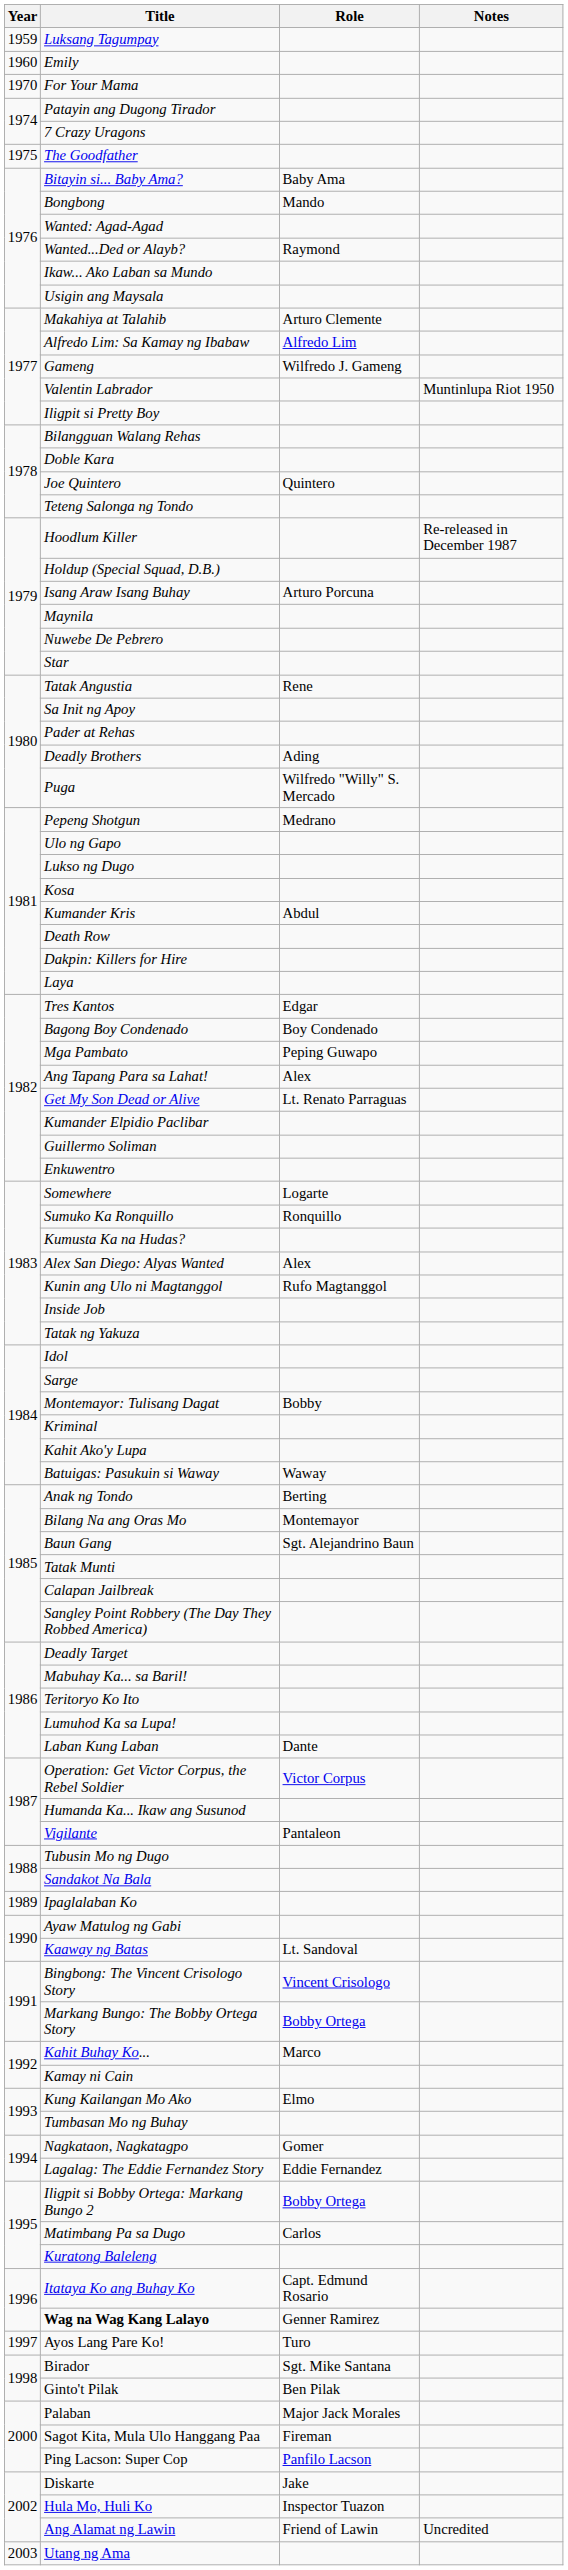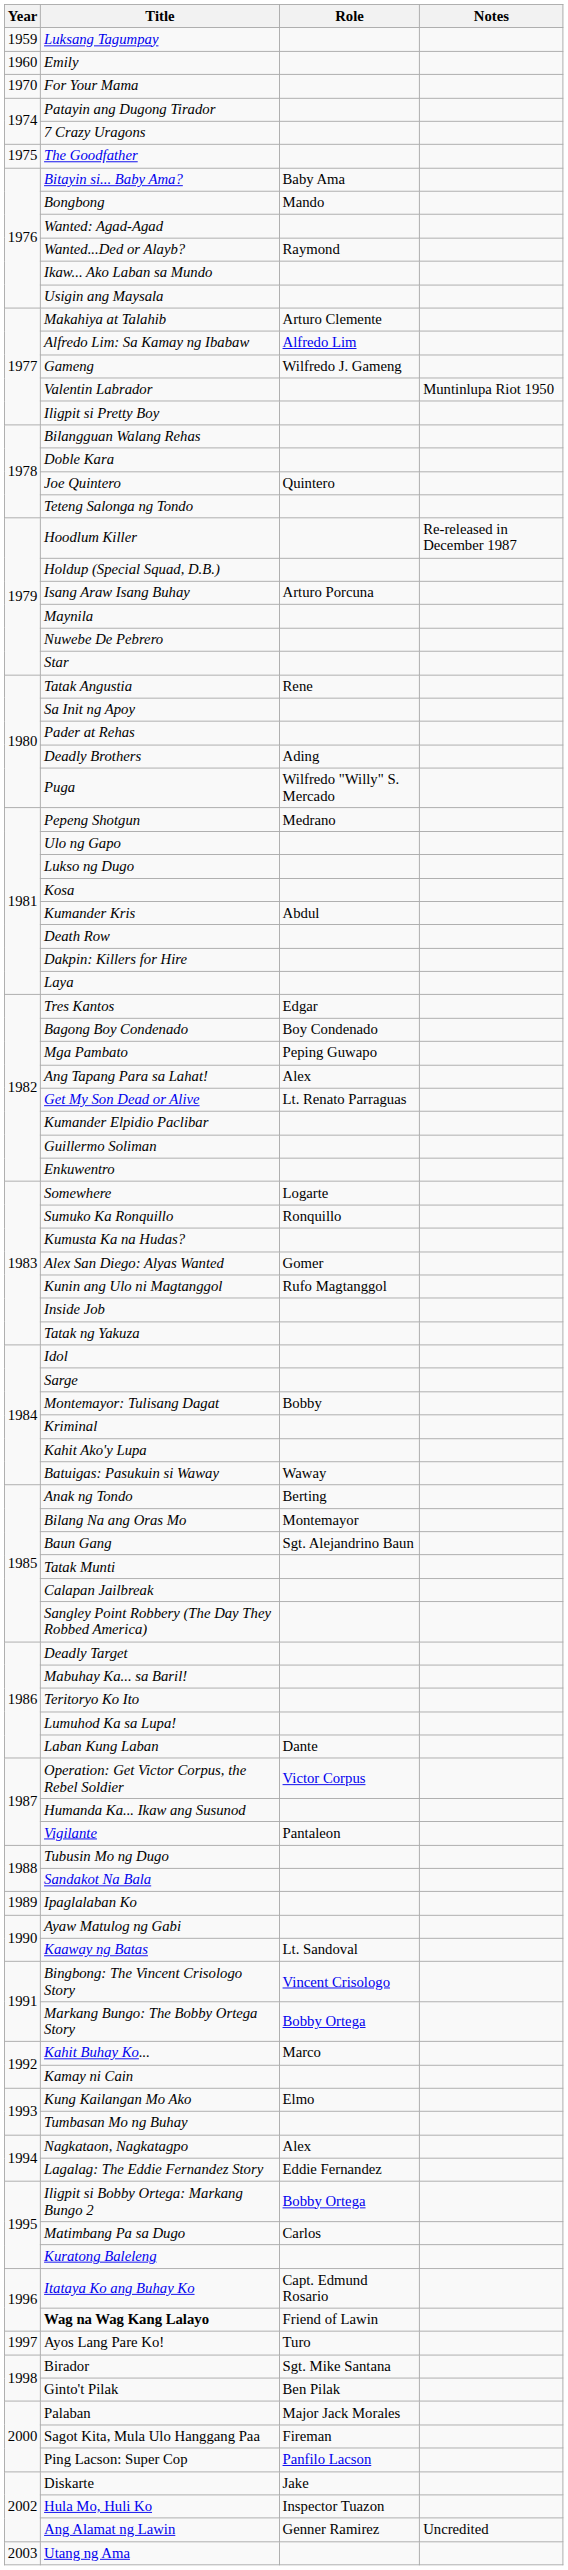(297, 1263) Alex -> (303, 1263) Gomer
(303, 2146) Gomer -> (297, 2146) Alex
(331, 2319) Genner Ramirez -> (330, 2319) Friend of Lawin
(330, 2529) Friend of Lawin -> (331, 2529) Genner Ramirez
